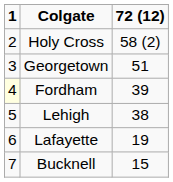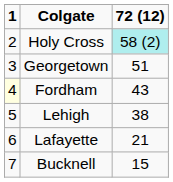(140, 41) no background -> (140, 41) paleturquoise background
(140, 90) 39 -> (140, 90) 43
(140, 139) 19 -> (140, 139) 21
